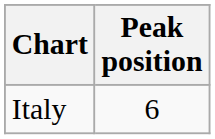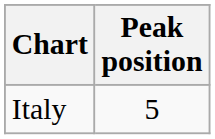(152, 108) 6 -> (152, 108) 5
